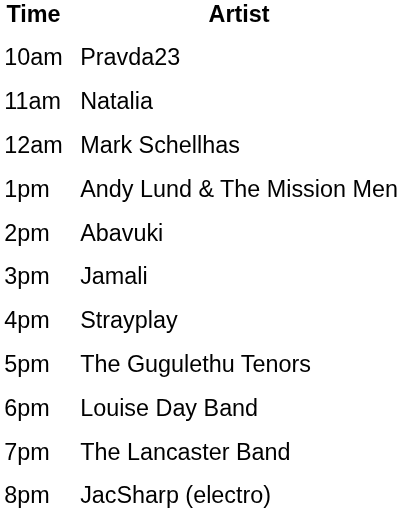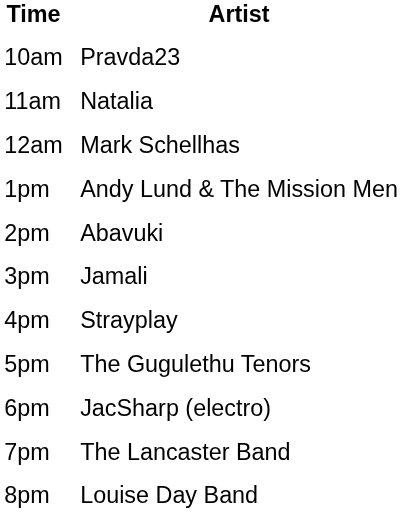(169, 408) Louise Day Band -> (176, 408) JacSharp (electro)
(176, 495) JacSharp (electro) -> (169, 495) Louise Day Band
